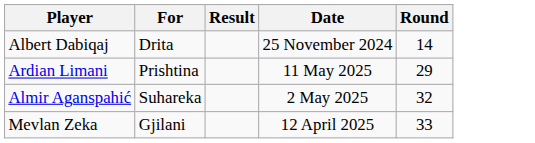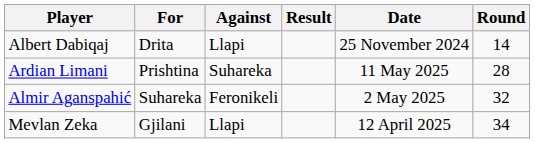+ column: (244, 17)
(424, 71) 29 -> (501, 71) 28
(424, 124) 33 -> (501, 124) 34
